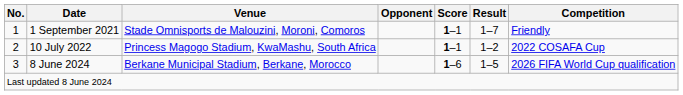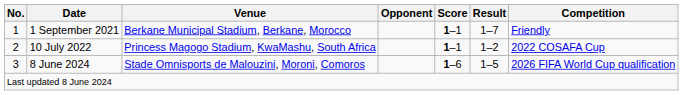(245, 30) Stade Omnisports de Malouzini, Moroni, Comoros -> (238, 30) Berkane Municipal Stadium, Berkane, Morocco
(238, 64) Berkane Municipal Stadium, Berkane, Morocco -> (245, 64) Stade Omnisports de Malouzini, Moroni, Comoros
